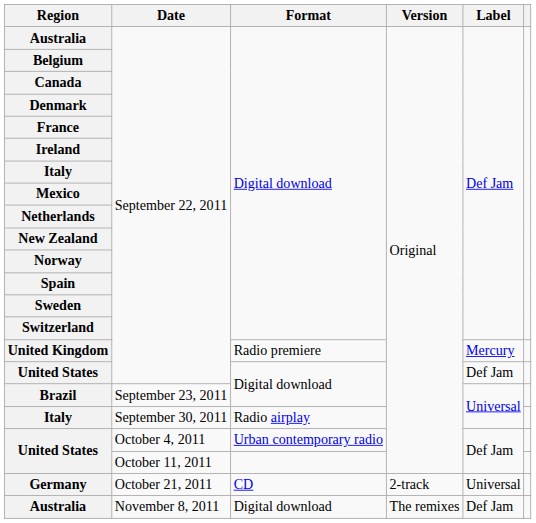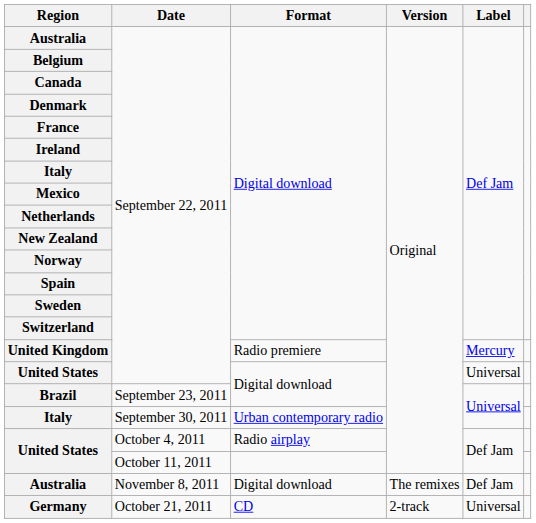(490, 372) Def Jam -> (493, 372) Universal
(272, 417) Radio airplay -> (308, 417) Urban contemporary radio
(308, 439) Urban contemporary radio -> (272, 439) Radio airplay
rows swapped: (58, 484) <-> (58, 506)
